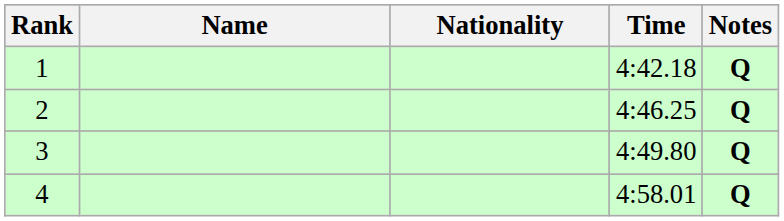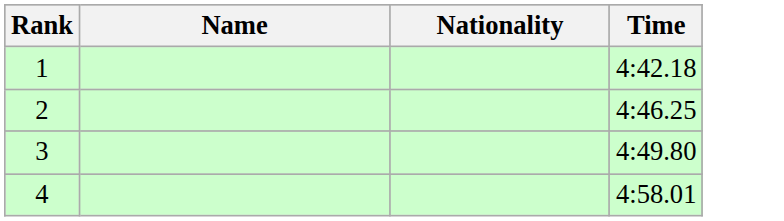- column: (740, 25)
